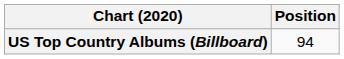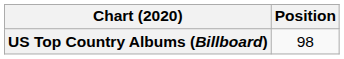(305, 41) 94 -> (305, 41) 98
